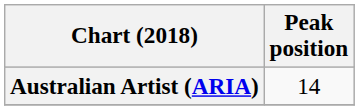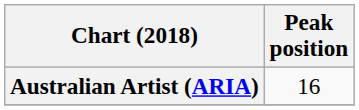(309, 85) 14 -> (309, 85) 16
